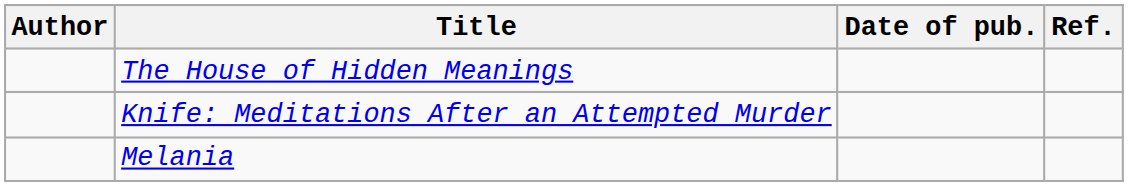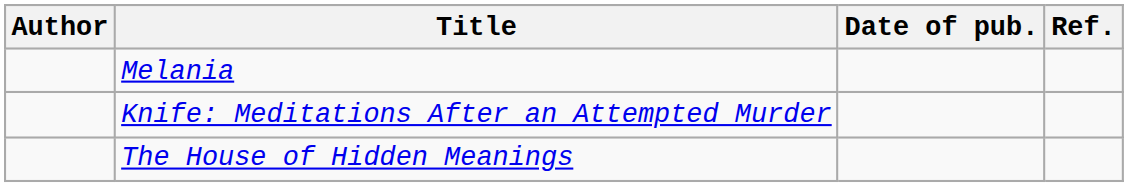rows swapped: (347, 71) <-> (178, 159)
